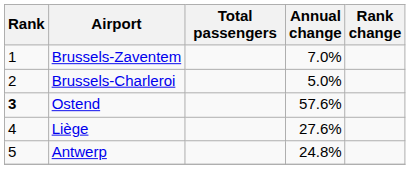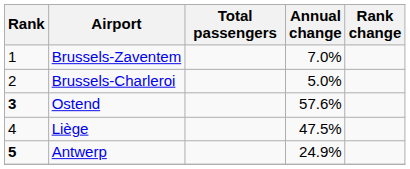(320, 128) 27.6% -> (320, 128) 47.5%
(12, 152) normal -> (12, 152) bold
(320, 152) 24.8% -> (320, 152) 24.9%
